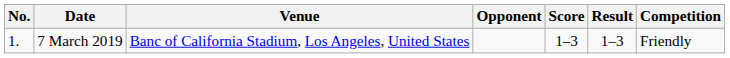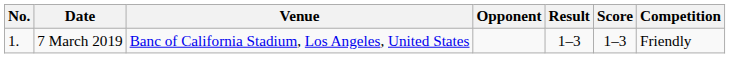columns swapped: (567, 16) <-> (612, 16)
